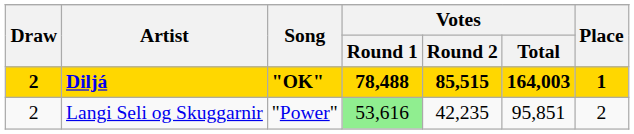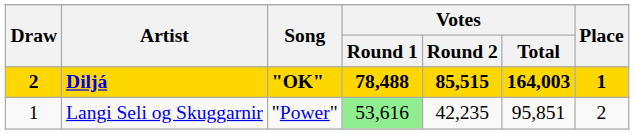(34, 112) 2 -> (34, 112) 1
